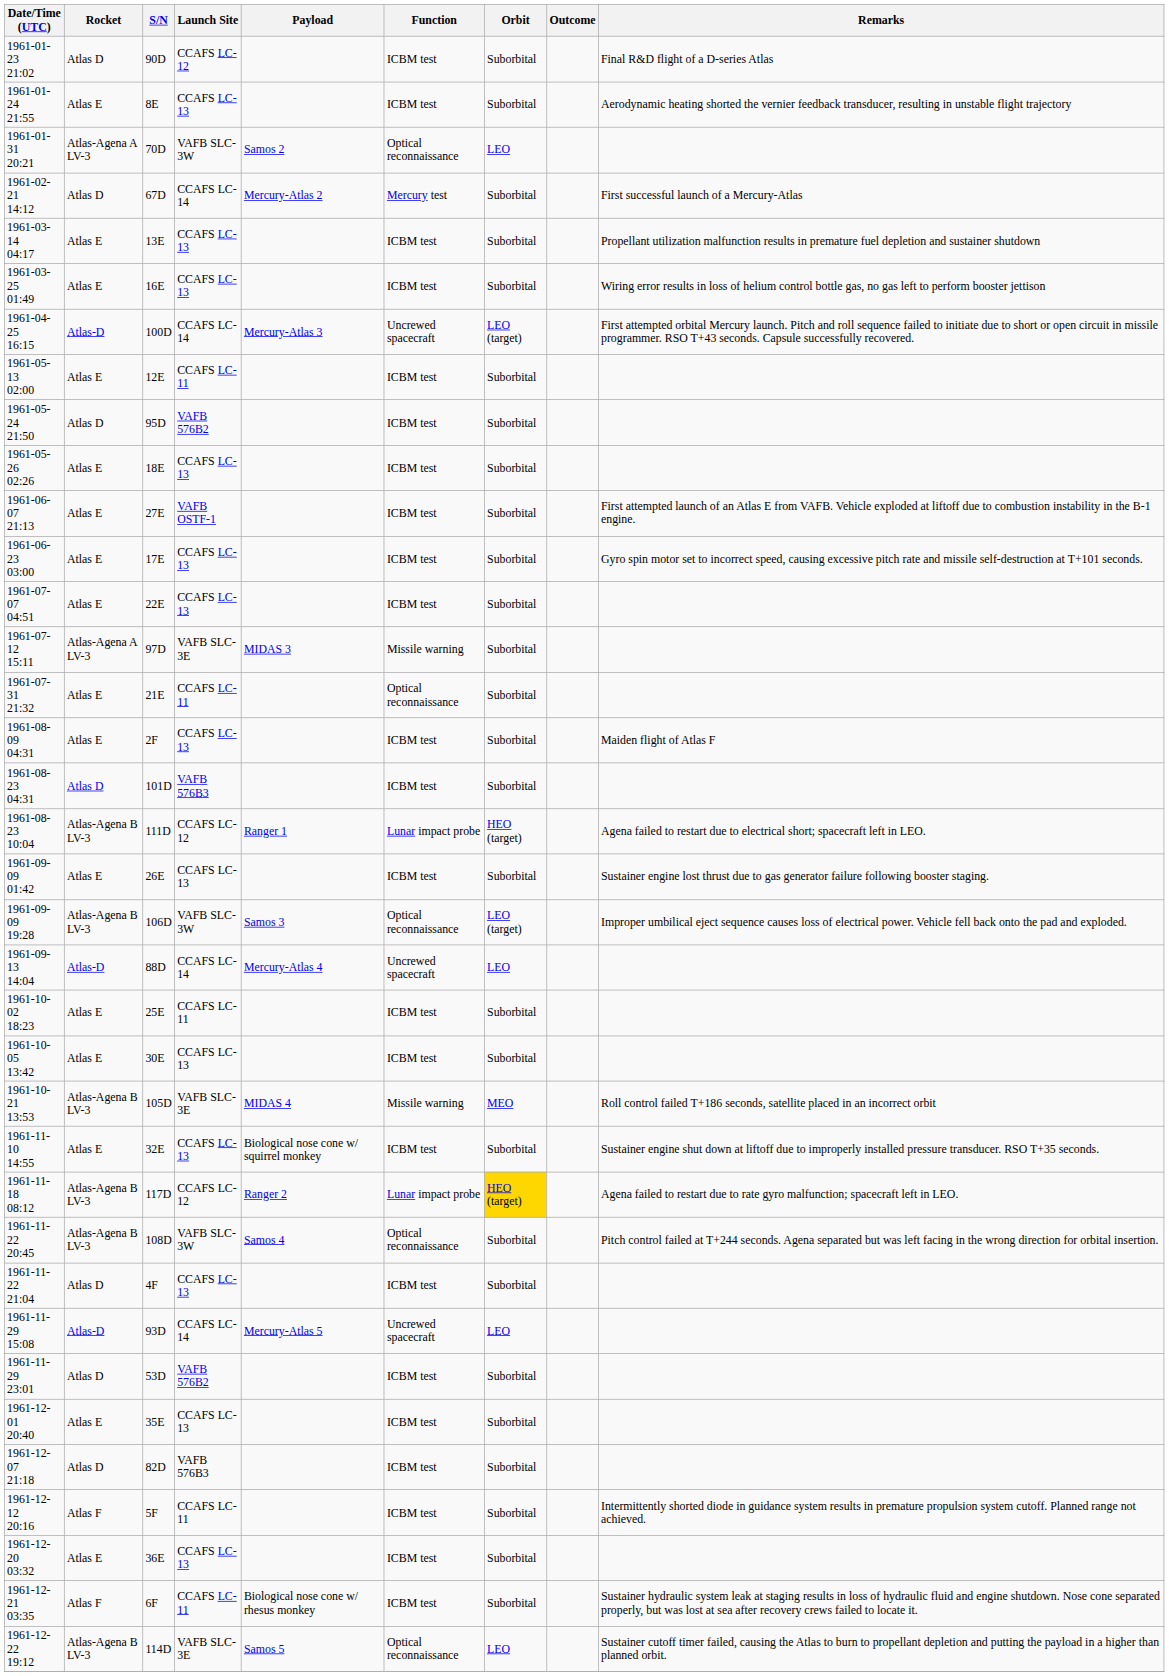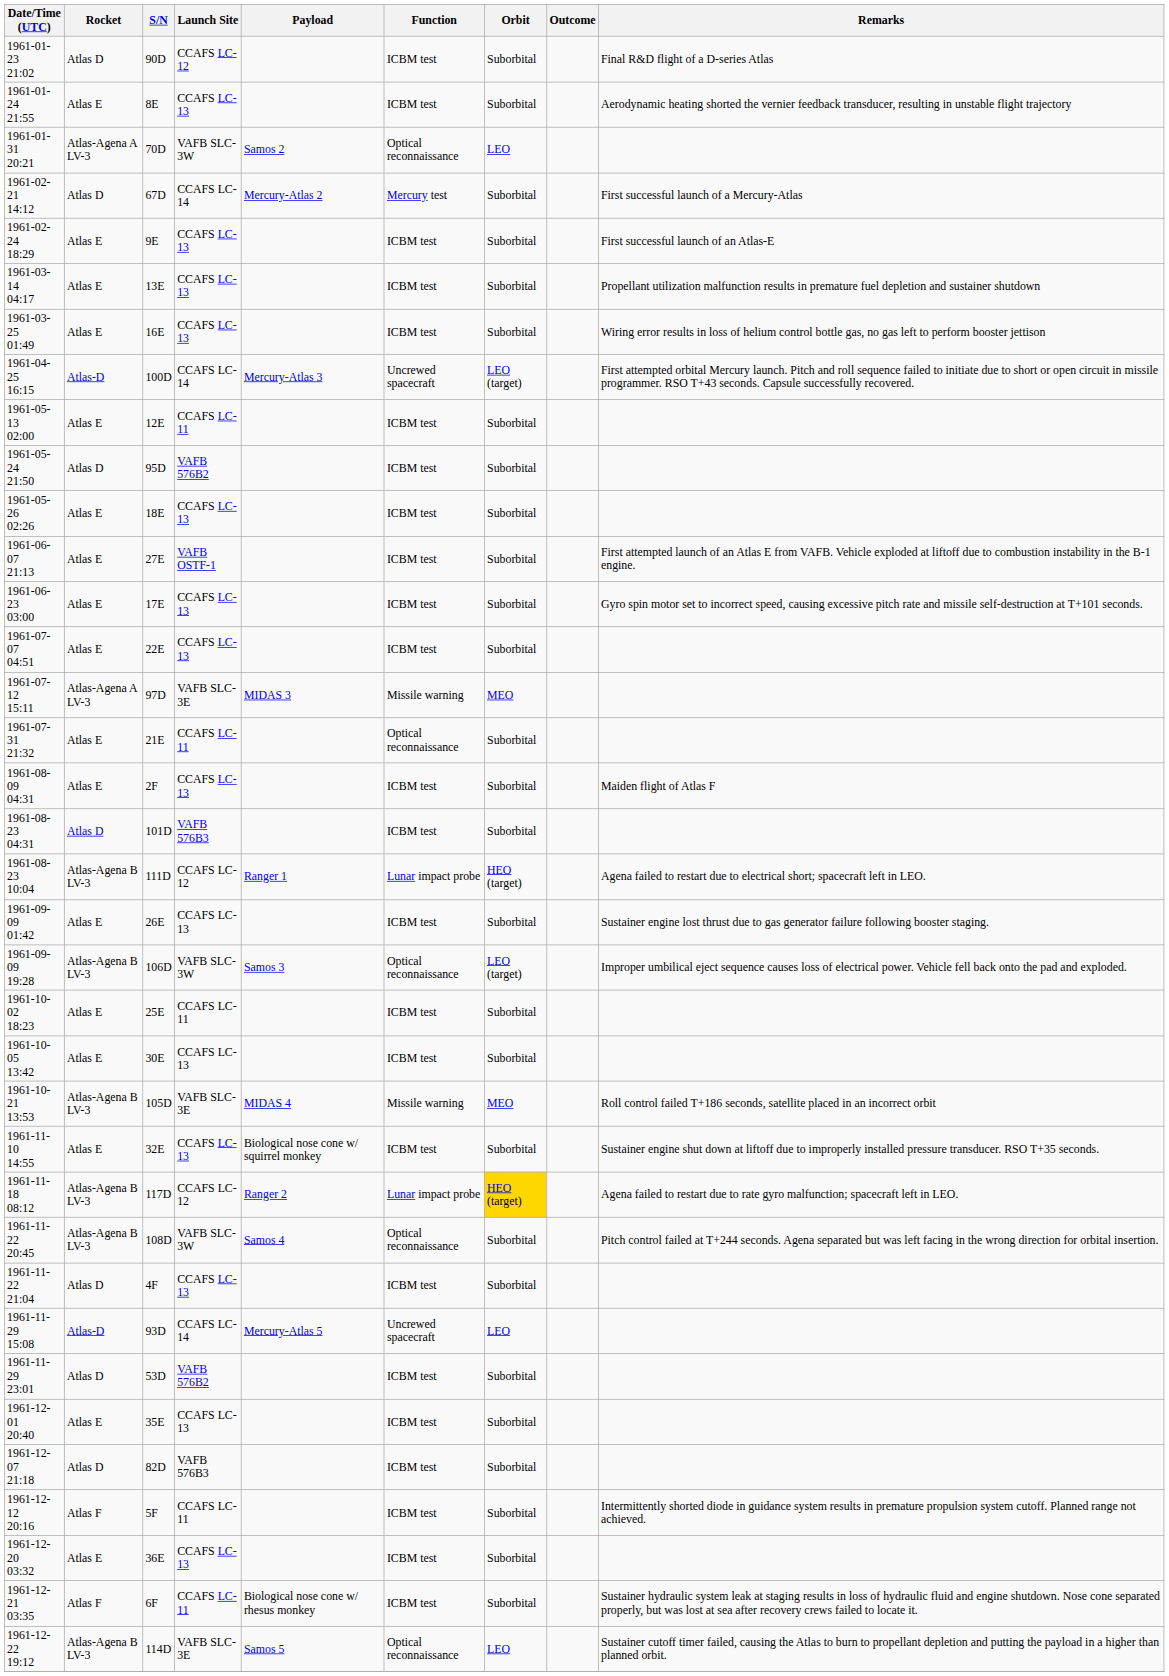+ row: (29, 240)
(512, 649) Suborbital -> (500, 695) MEO
- row: (29, 967)
